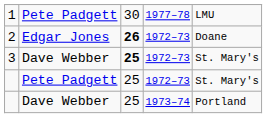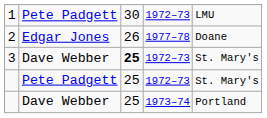(168, 15) 1977–78 -> (168, 15) 1972–73
(132, 37) bold -> (132, 37) normal
(168, 37) 1972–73 -> (168, 37) 1977–78
